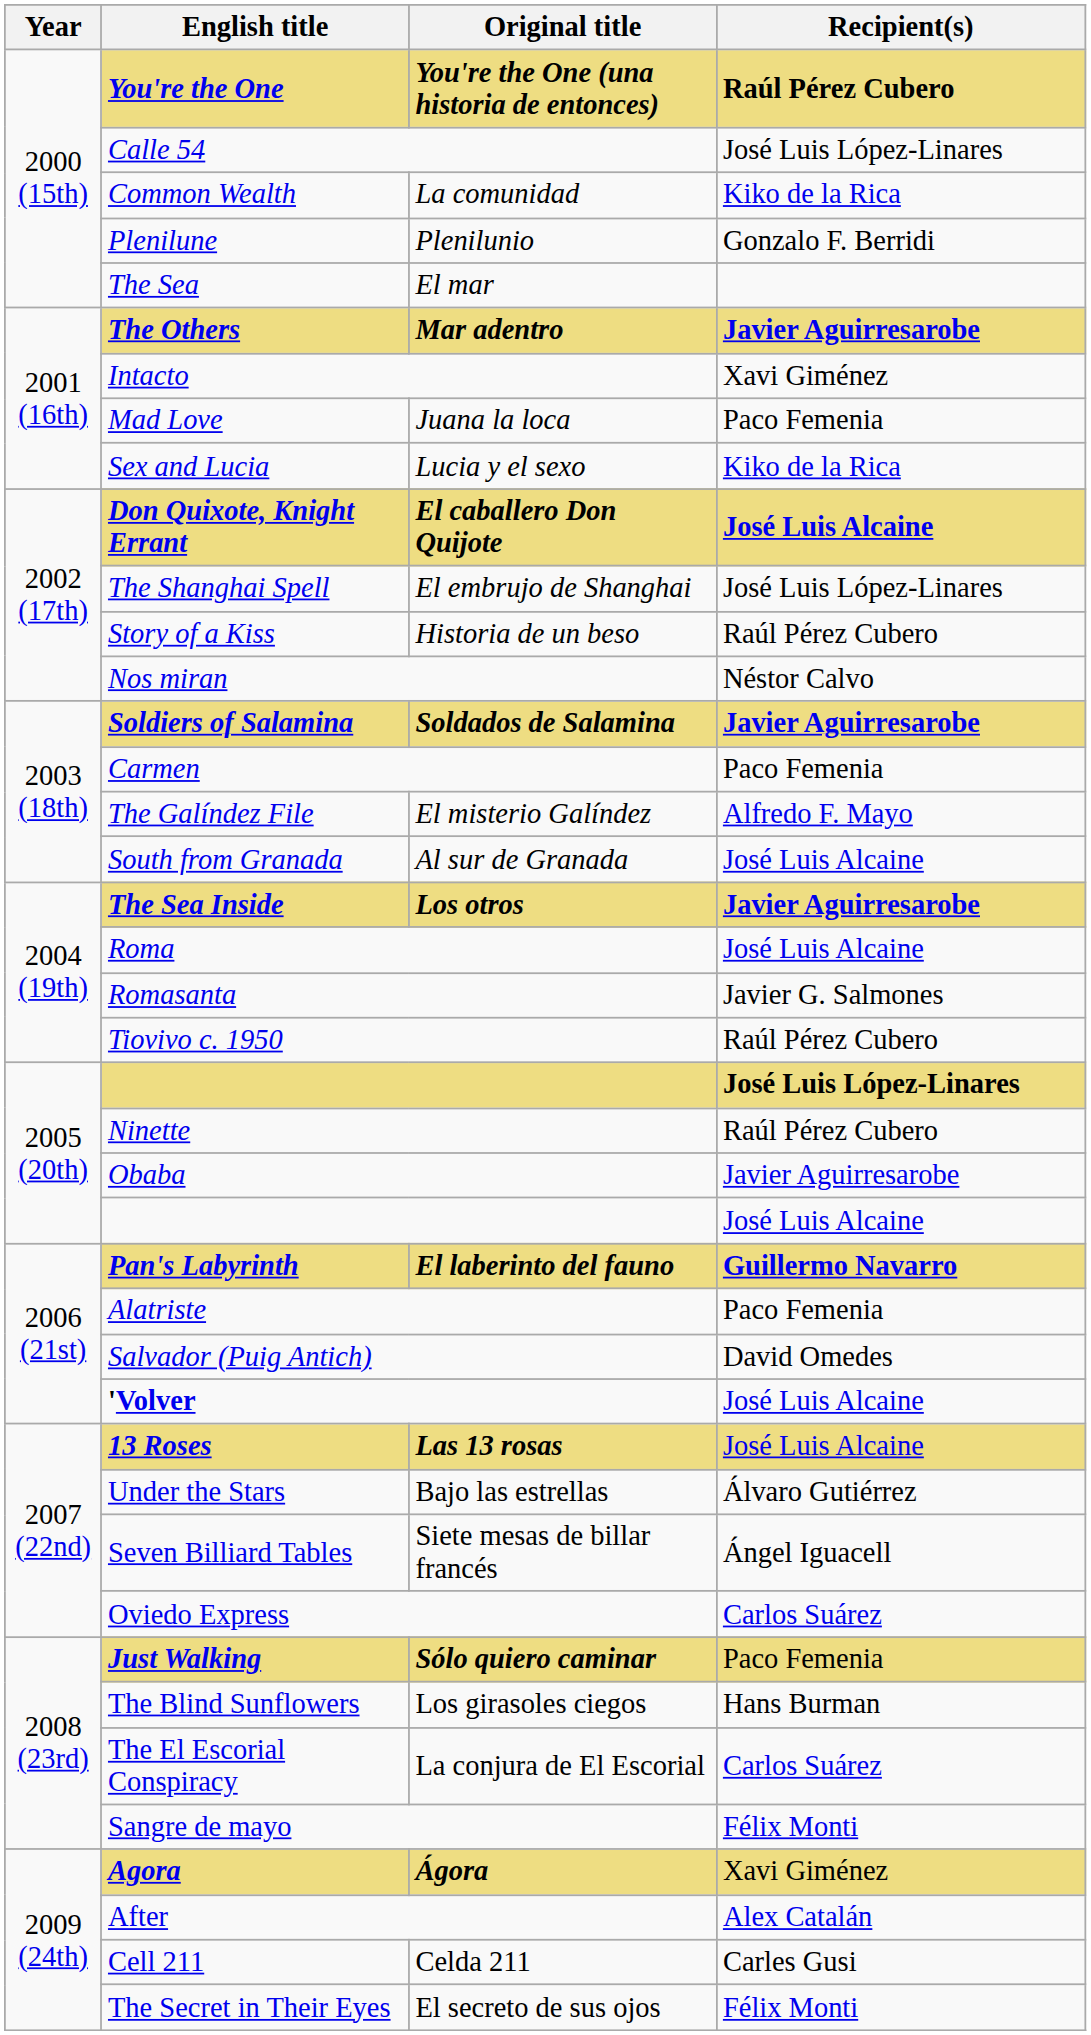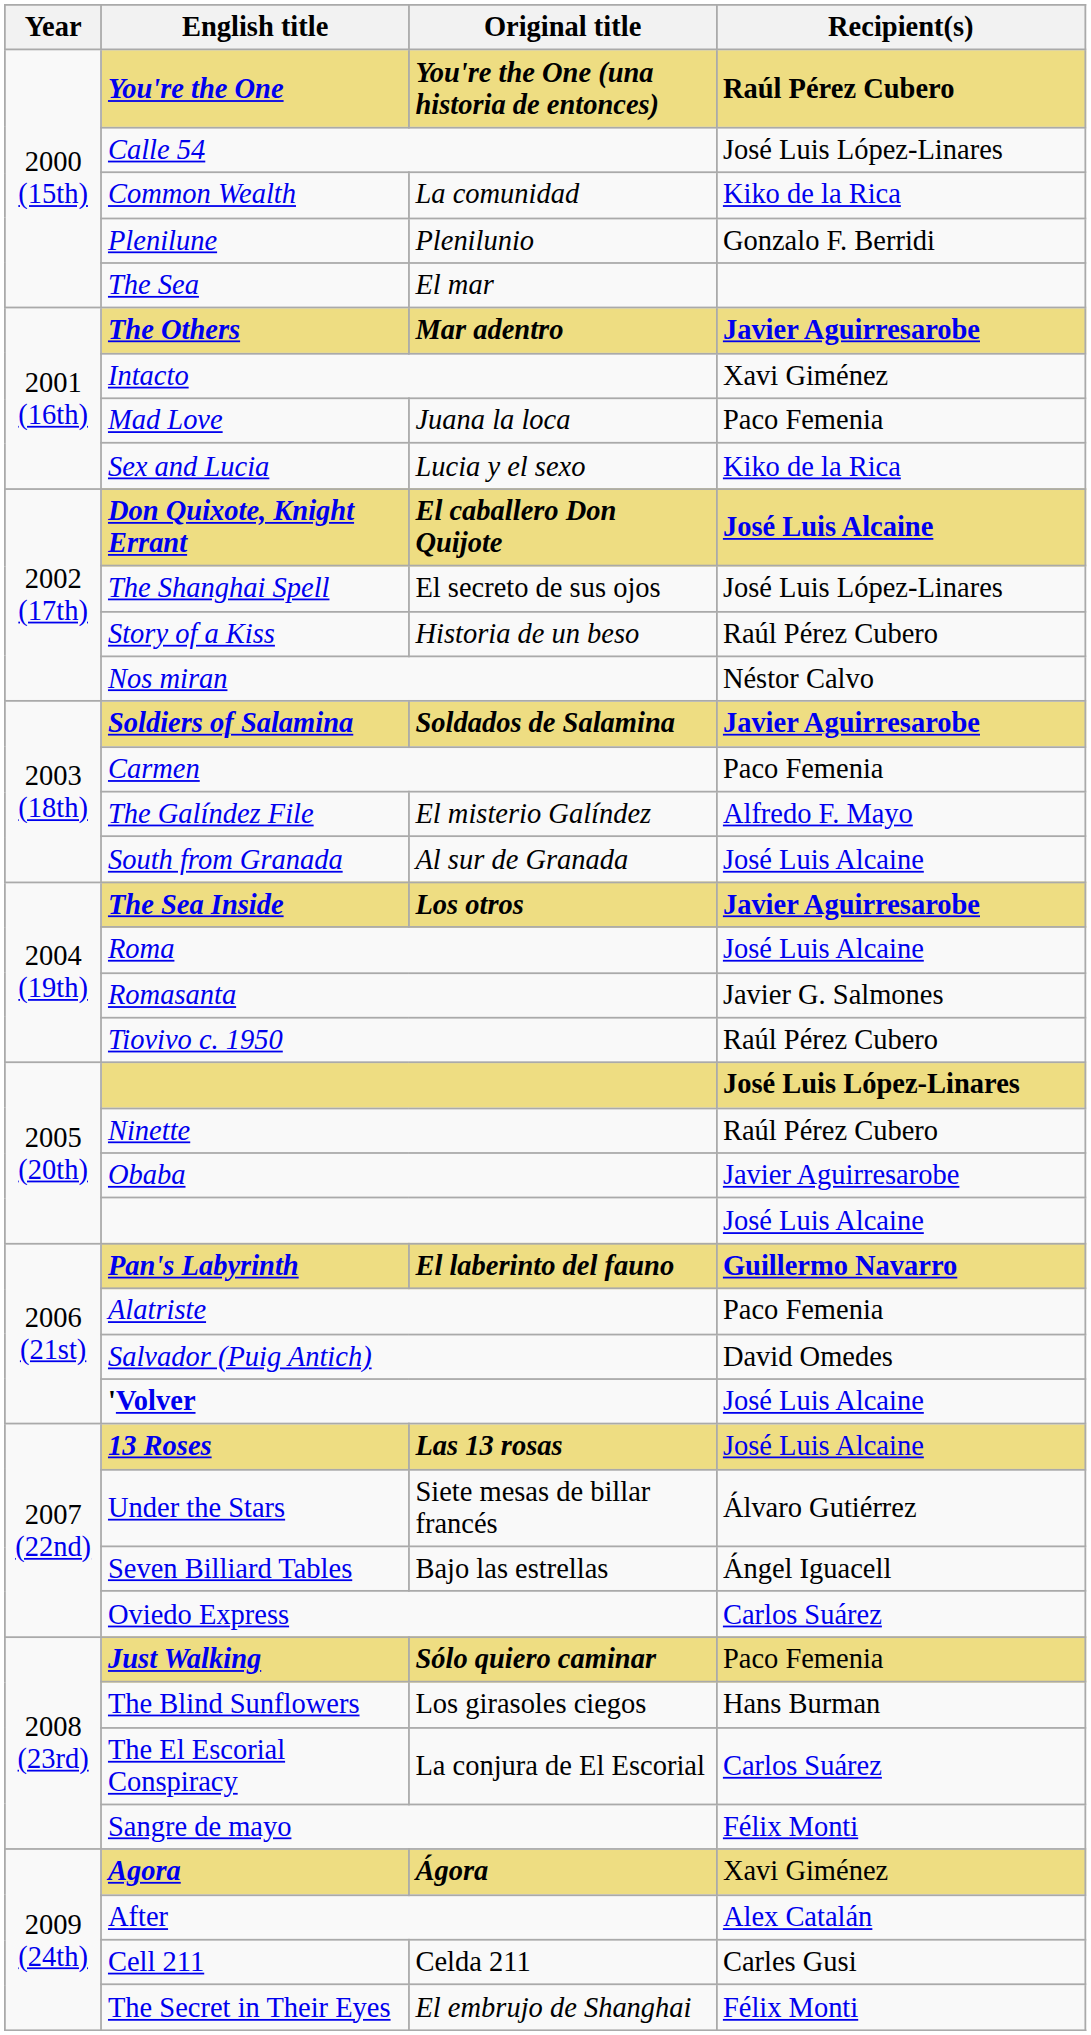(553, 588) El embrujo de Shanghai -> (538, 588) El secreto de sus ojos
(512, 1491) Bajo las estrellas -> (533, 1507) Siete mesas de billar francés
(533, 1552) Siete mesas de billar francés -> (512, 1568) Bajo las estrellas
(538, 2007) El secreto de sus ojos -> (553, 2007) El embrujo de Shanghai
